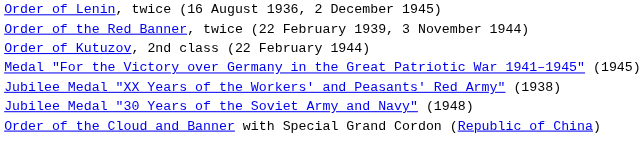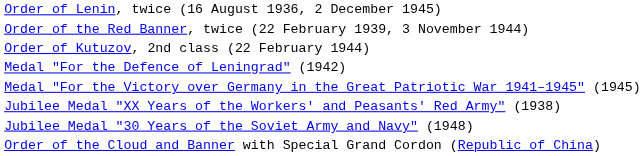+ row: (175, 68)
